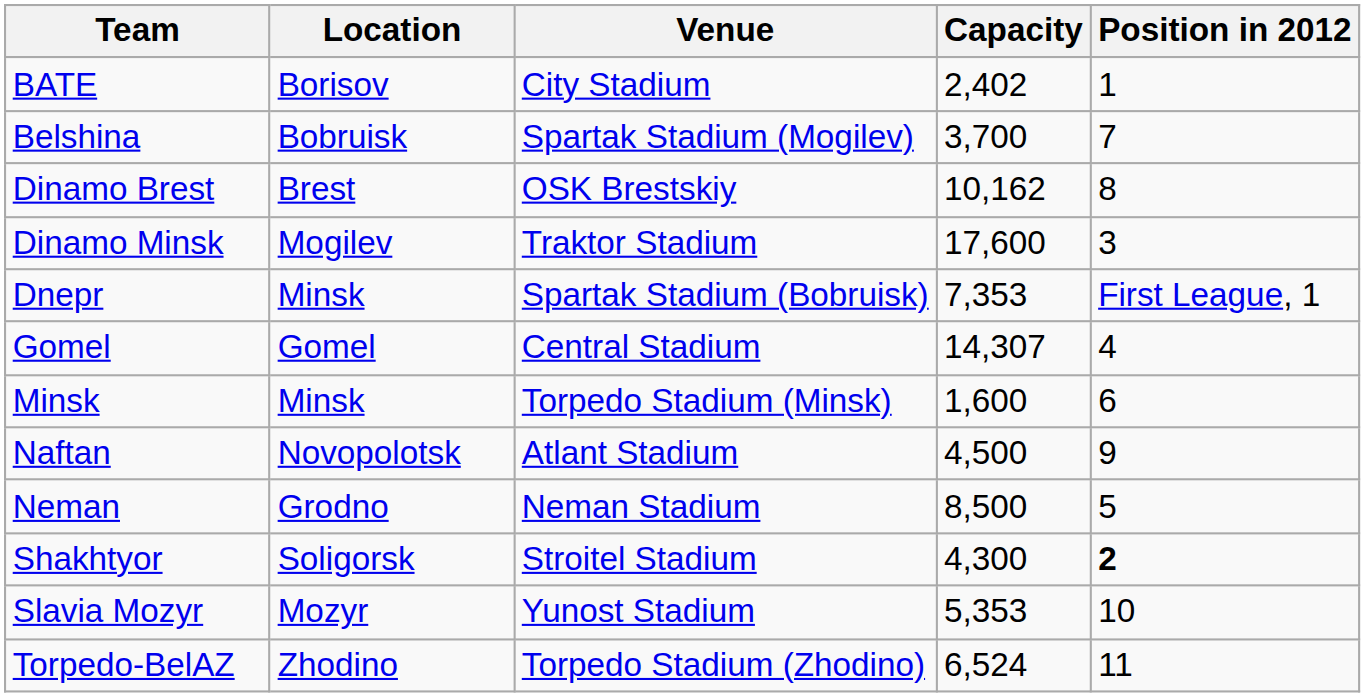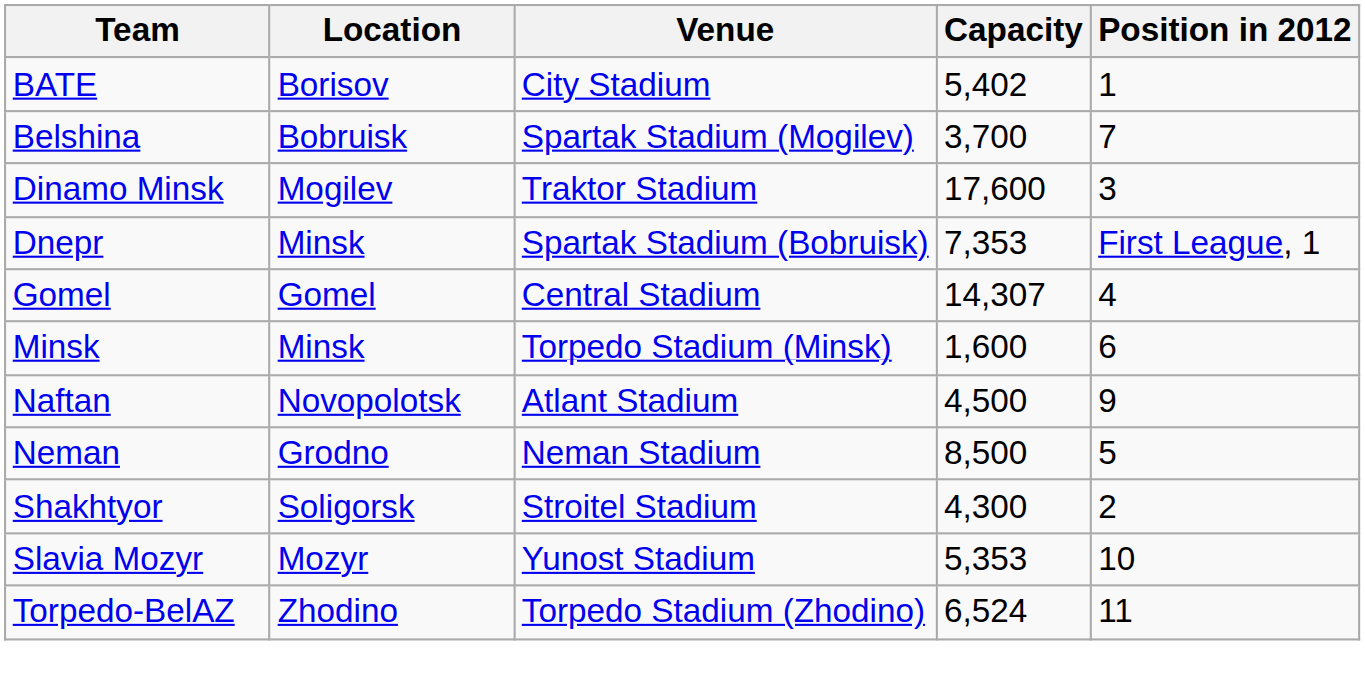(986, 83) 2,402 -> (986, 83) 5,402
- row: (114, 189)
(1107, 558) bold -> (1107, 505) normal
